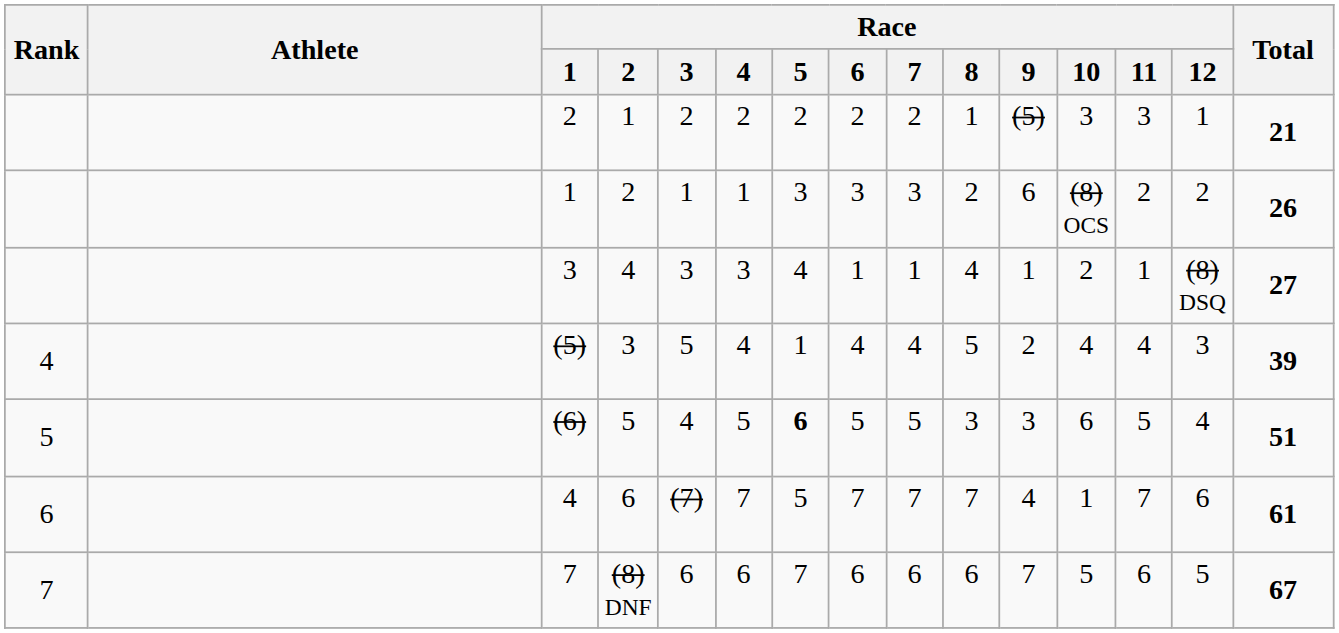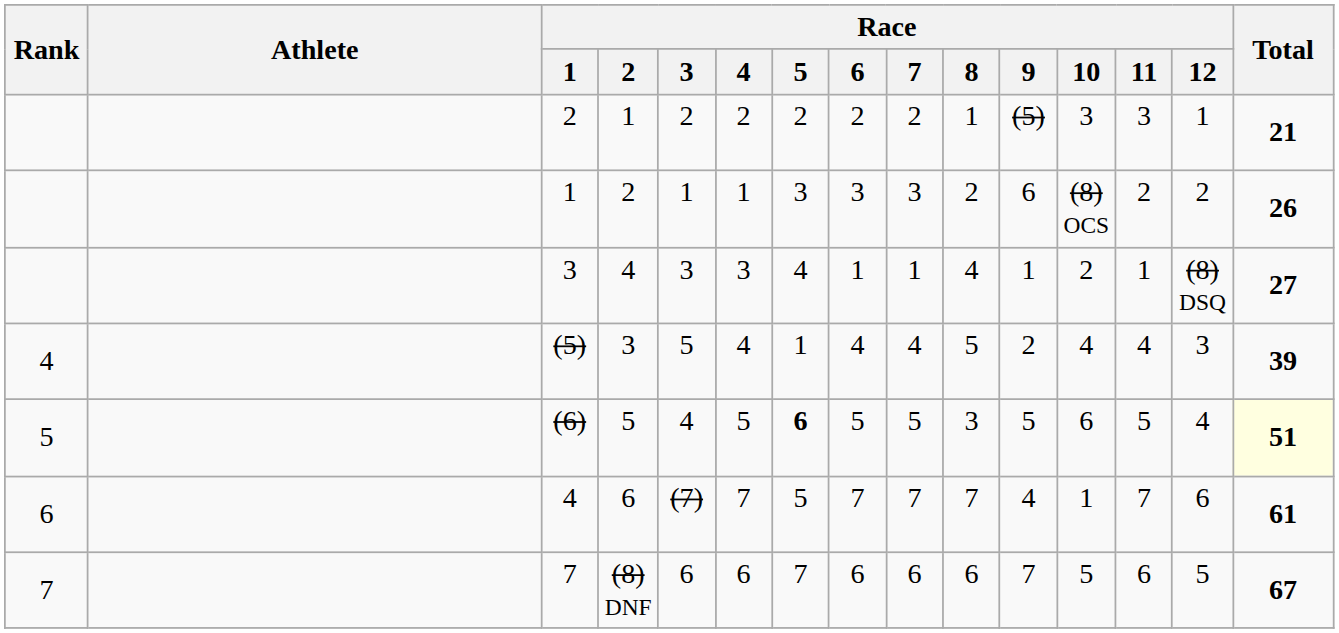(1029, 437) 3 -> (1029, 437) 5
(1283, 437) no background -> (1283, 437) lightyellow background
